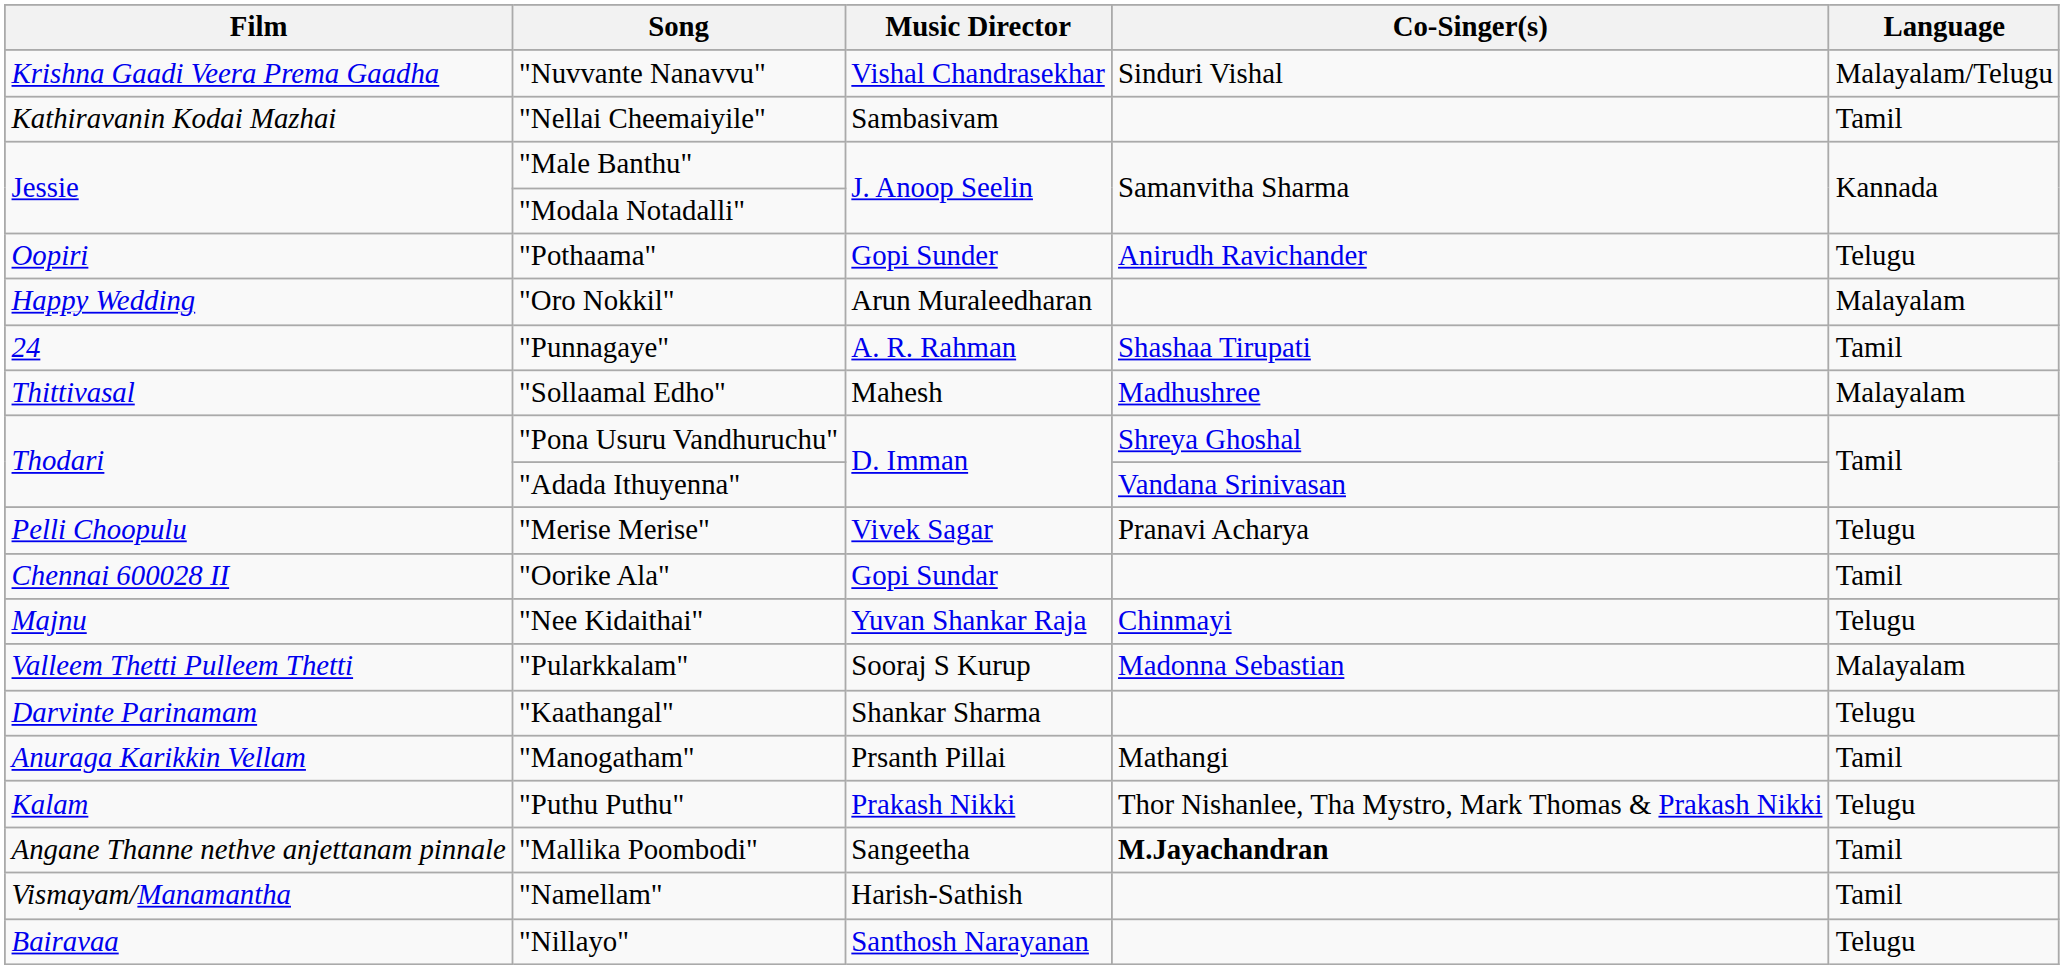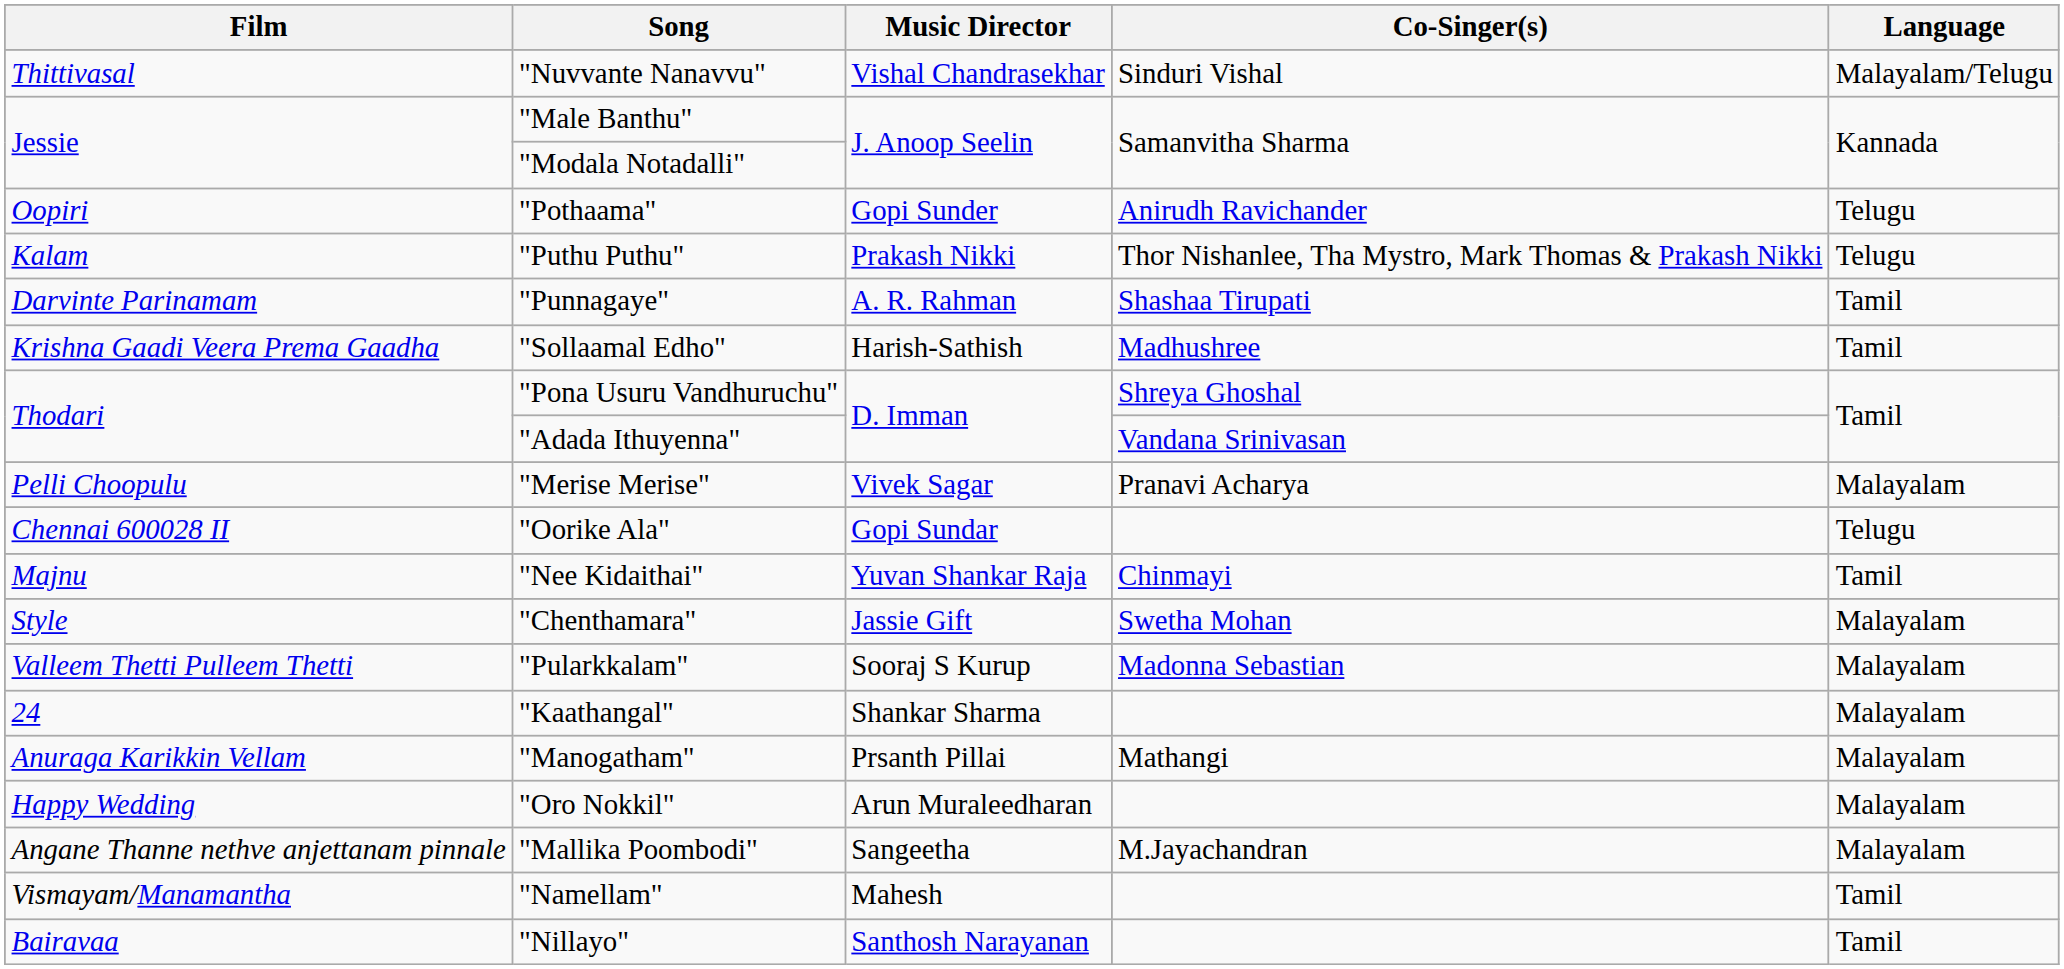(225, 73) Krishna Gaadi Veera Prema Gaadha -> (73, 73) Thittivasal
- row: (642, 118)
rows swapped: (602, 803) <-> (597, 301)
(26, 347) 24 -> (134, 301) Darvinte Parinamam
(73, 392) Thittivasal -> (225, 347) Krishna Gaadi Veera Prema Gaadha
(897, 392) Mahesh -> (937, 347) Harish-Sathish
(1901, 392) Malayalam -> (1869, 347) Tamil
(1876, 529) Telugu -> (1901, 484) Malayalam
(1869, 575) Tamil -> (1876, 529) Telugu
(1876, 621) Telugu -> (1869, 575) Tamil
+ row: (608, 621)
(134, 712) Darvinte Parinamam -> (26, 712) 24
(1876, 712) Telugu -> (1901, 712) Malayalam
(1869, 758) Tamil -> (1901, 758) Malayalam
(1223, 849) bold -> (1213, 849) normal
(1869, 849) Tamil -> (1901, 849) Malayalam
(937, 895) Harish-Sathish -> (897, 895) Mahesh
(1876, 940) Telugu -> (1869, 940) Tamil
